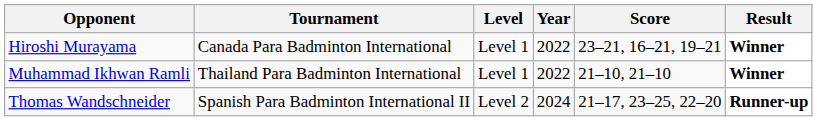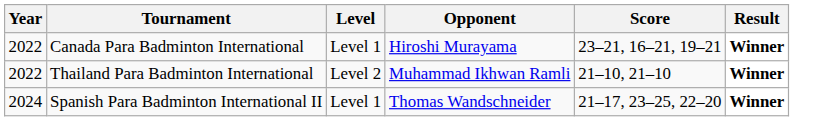columns swapped: (554, 18) <-> (99, 18)
(503, 74) Level 1 -> (356, 74) Level 2
(503, 102) Level 2 -> (356, 102) Level 1
(769, 102) Runner-up -> (757, 102) Winner
